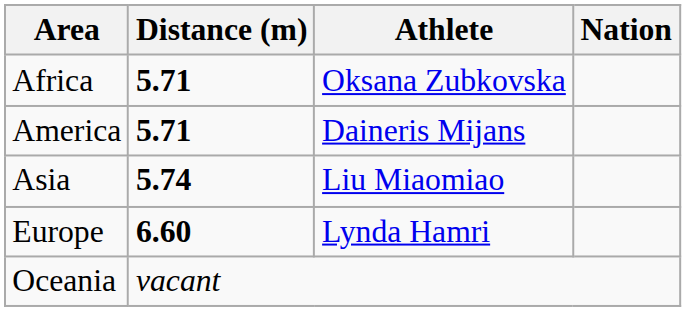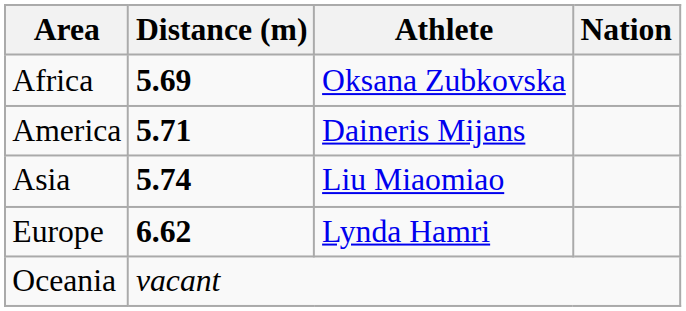(164, 79) 5.71 -> (164, 79) 5.69
(164, 230) 6.60 -> (164, 230) 6.62
